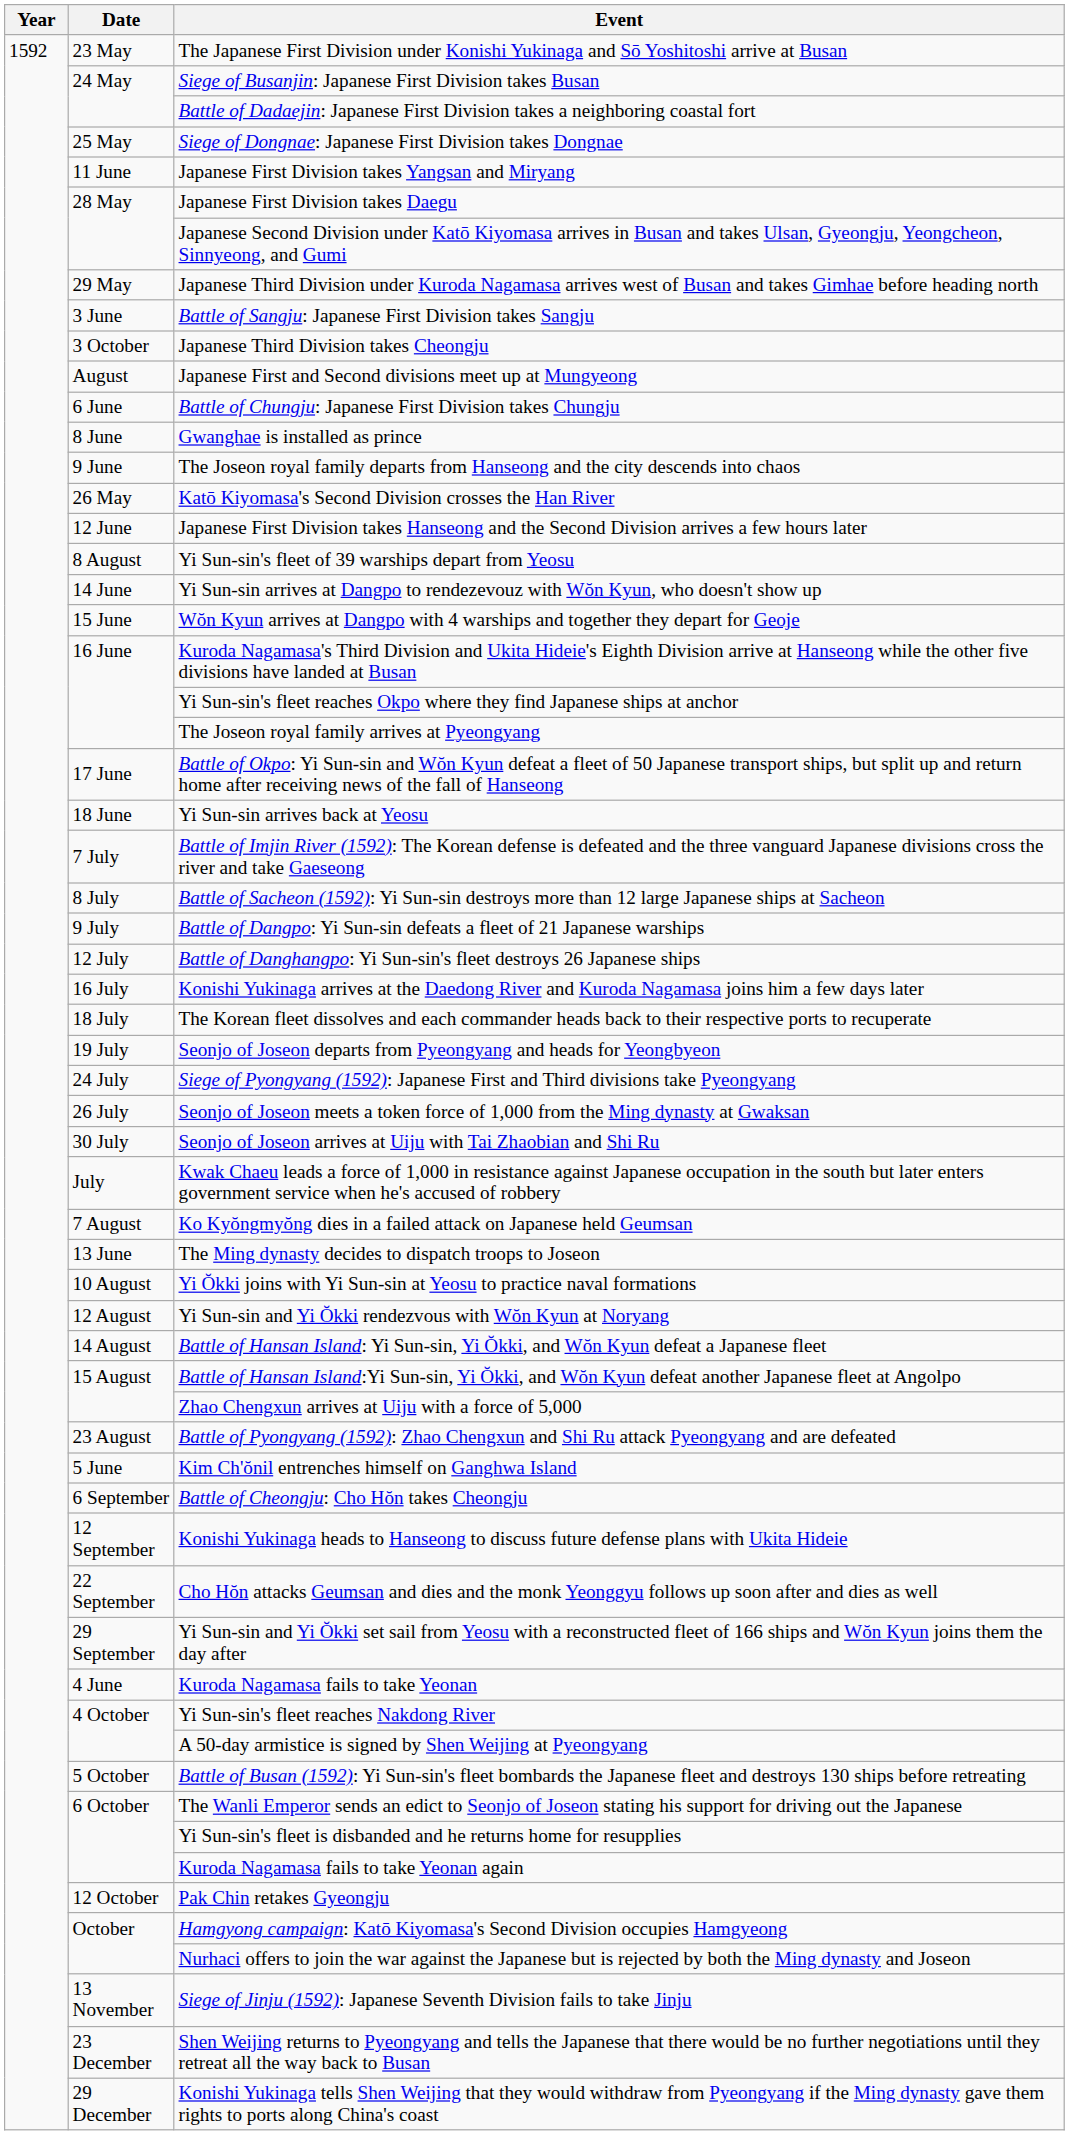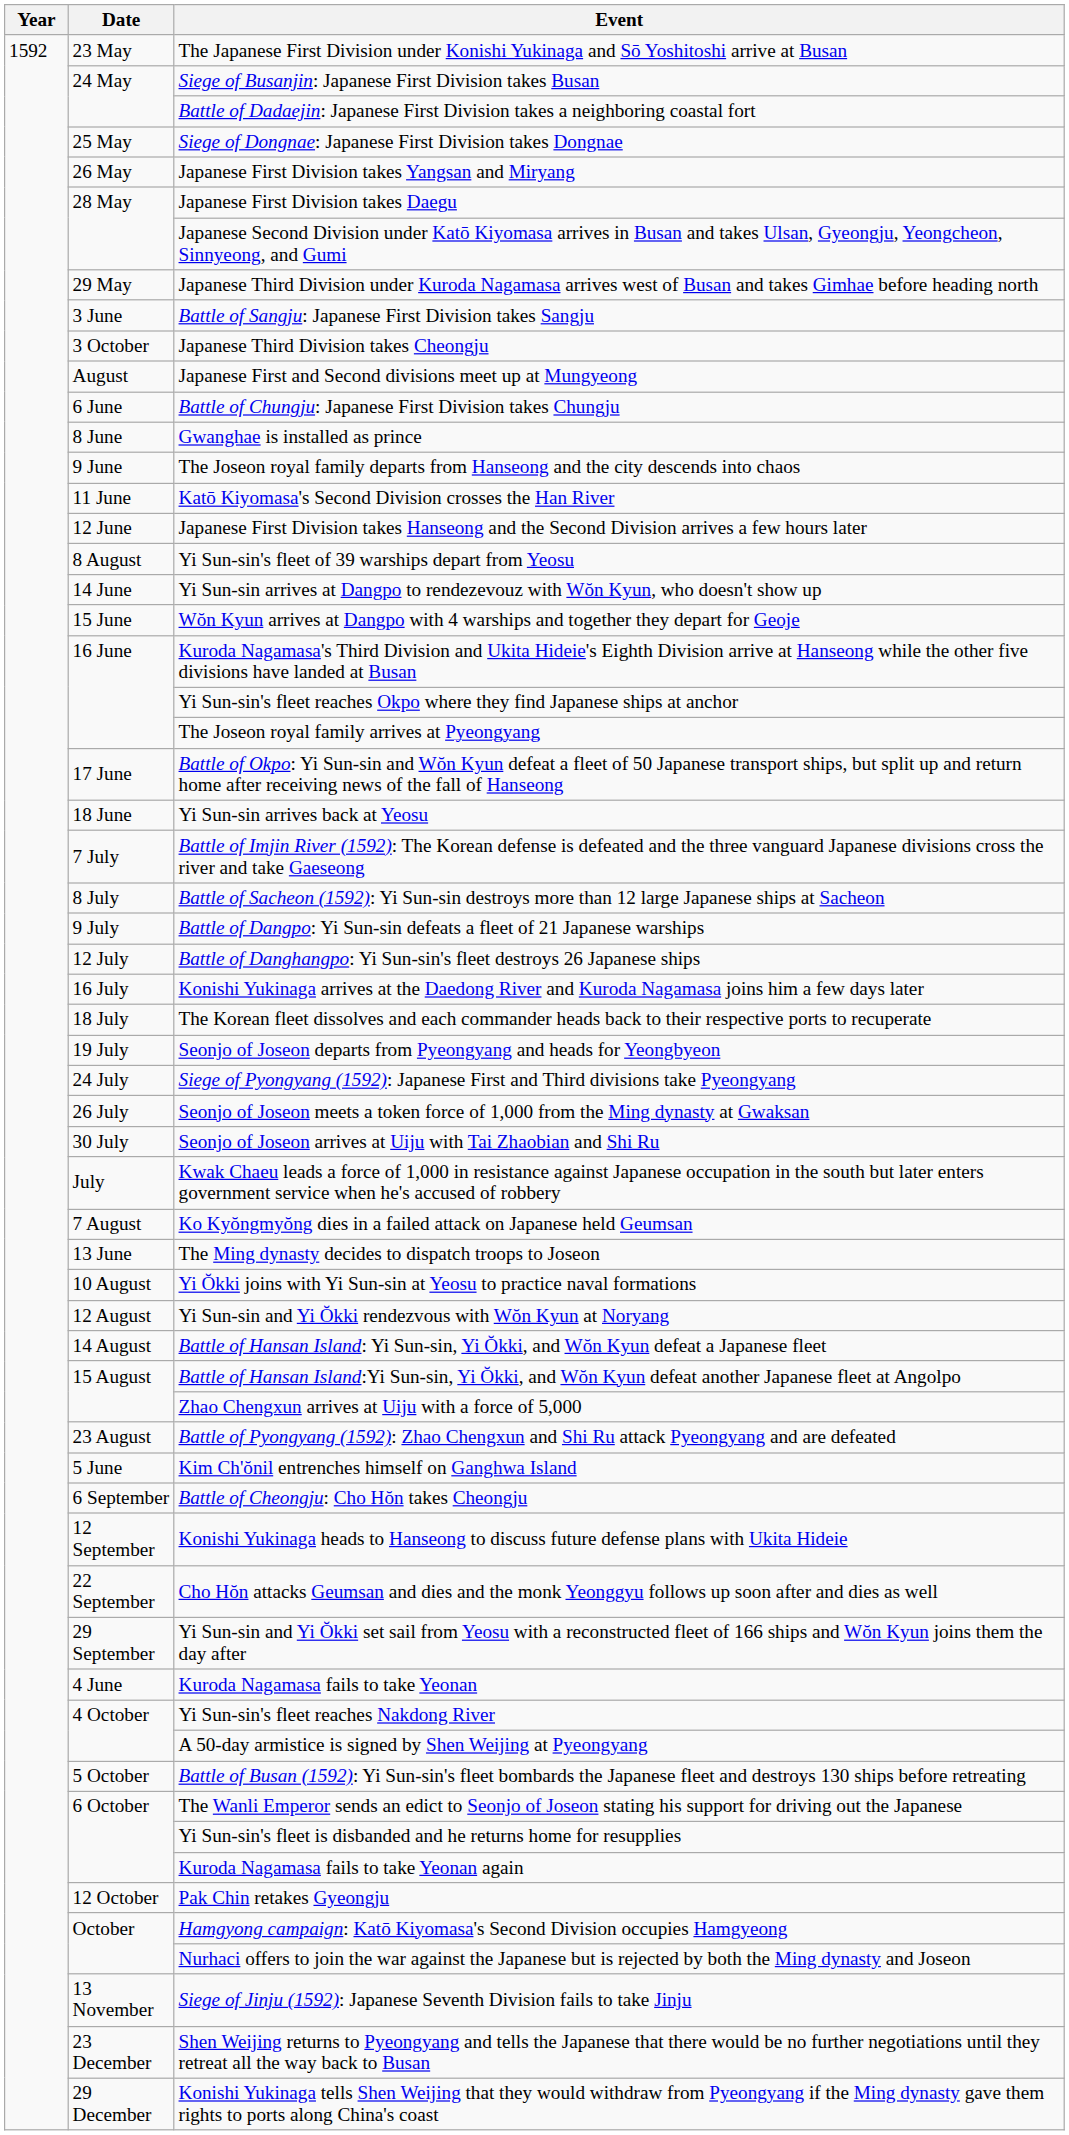(102, 171) 11 June -> (102, 171) 26 May
(102, 498) 26 May -> (102, 498) 11 June
